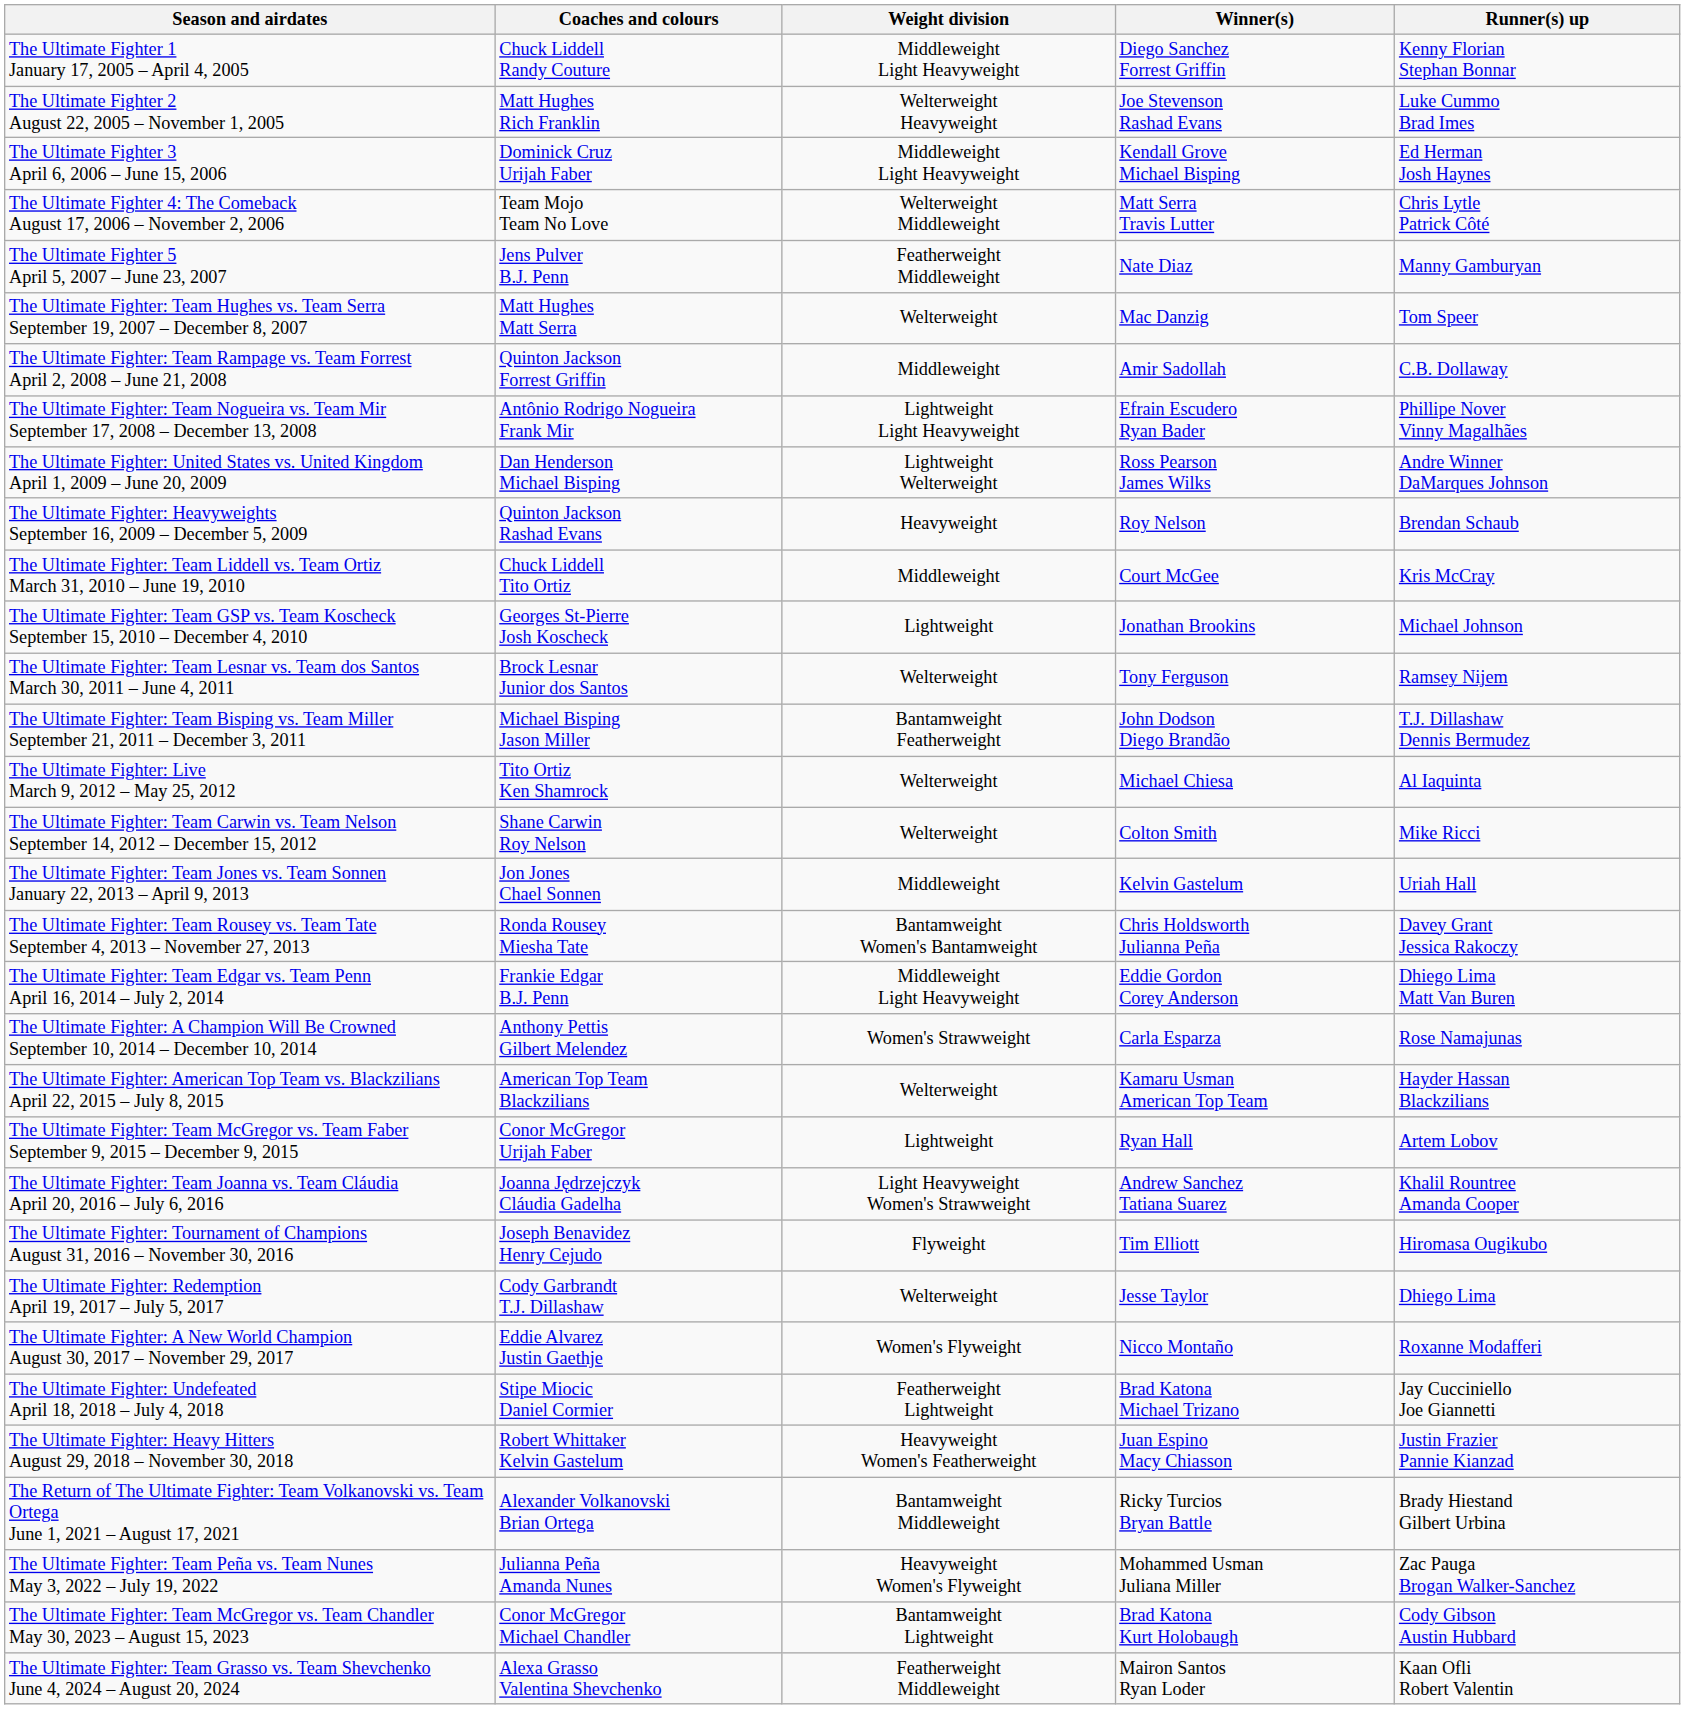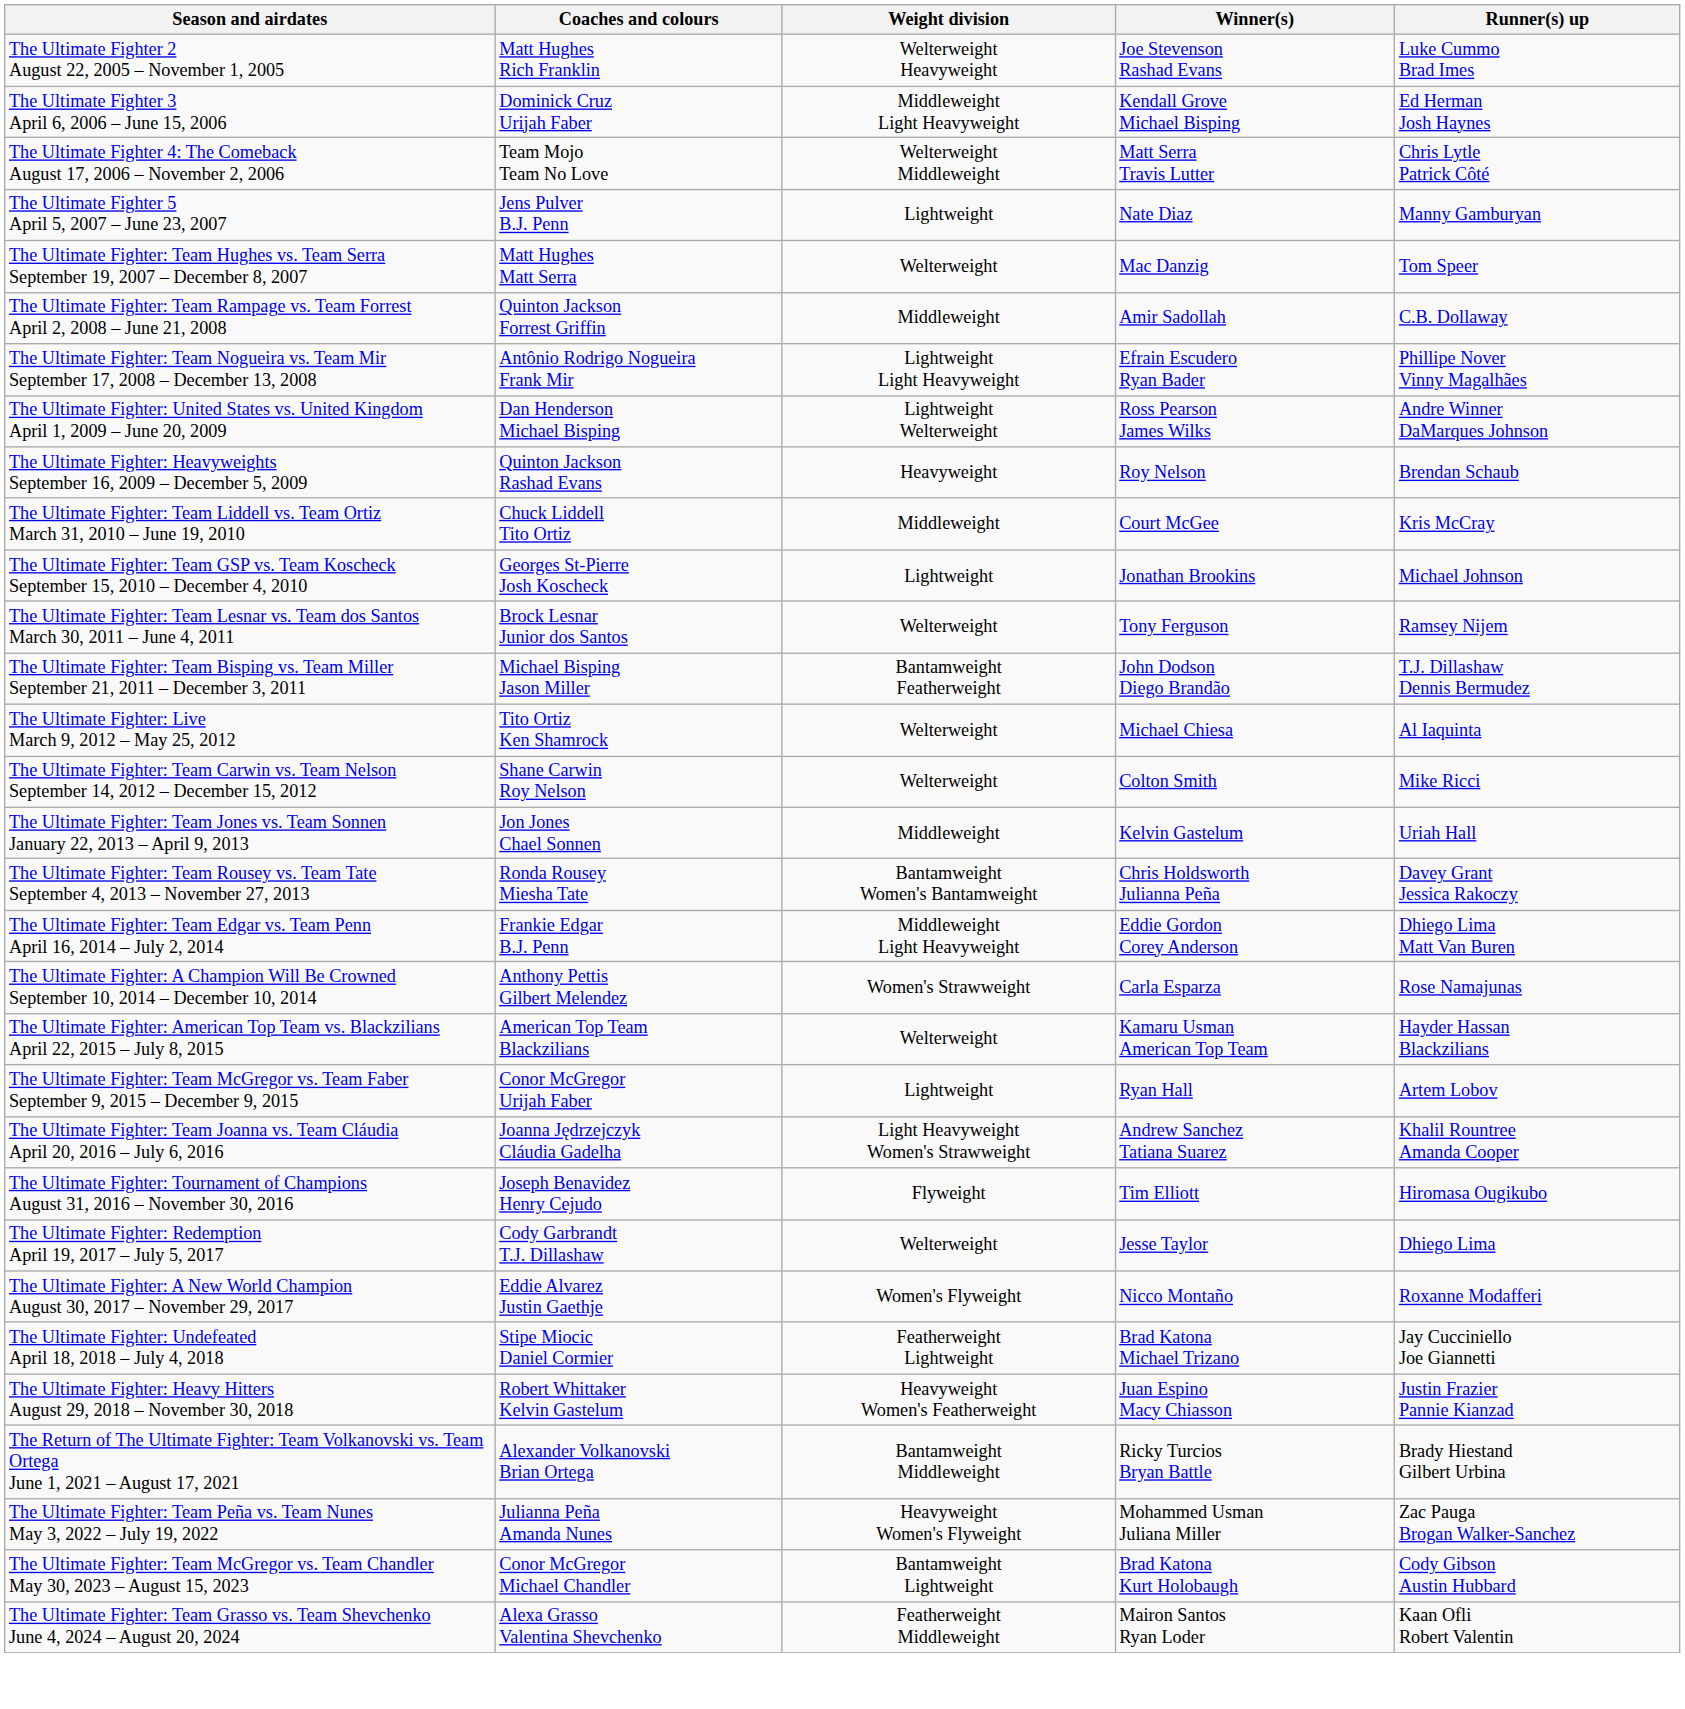- row: (129, 59)
(949, 265) Featherweight Middleweight -> (949, 214) Lightweight
